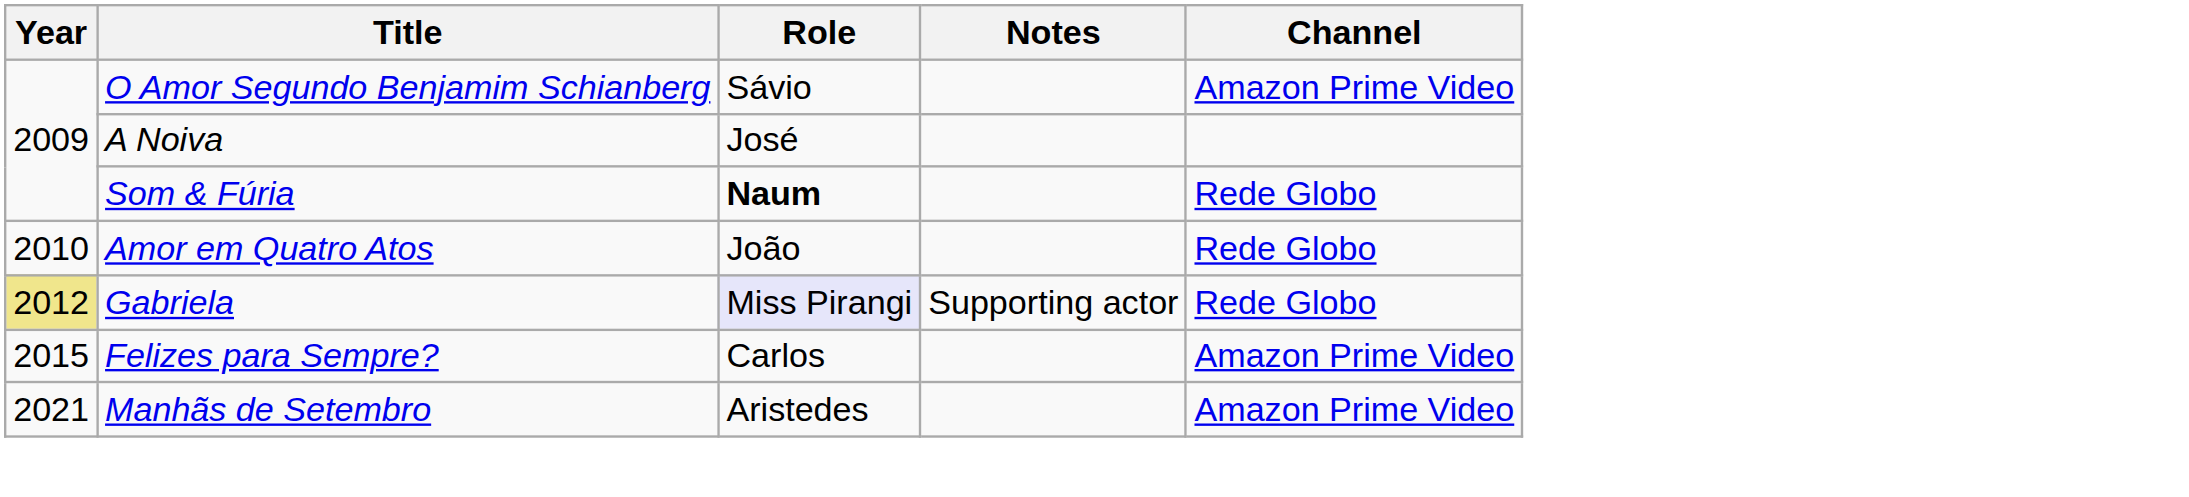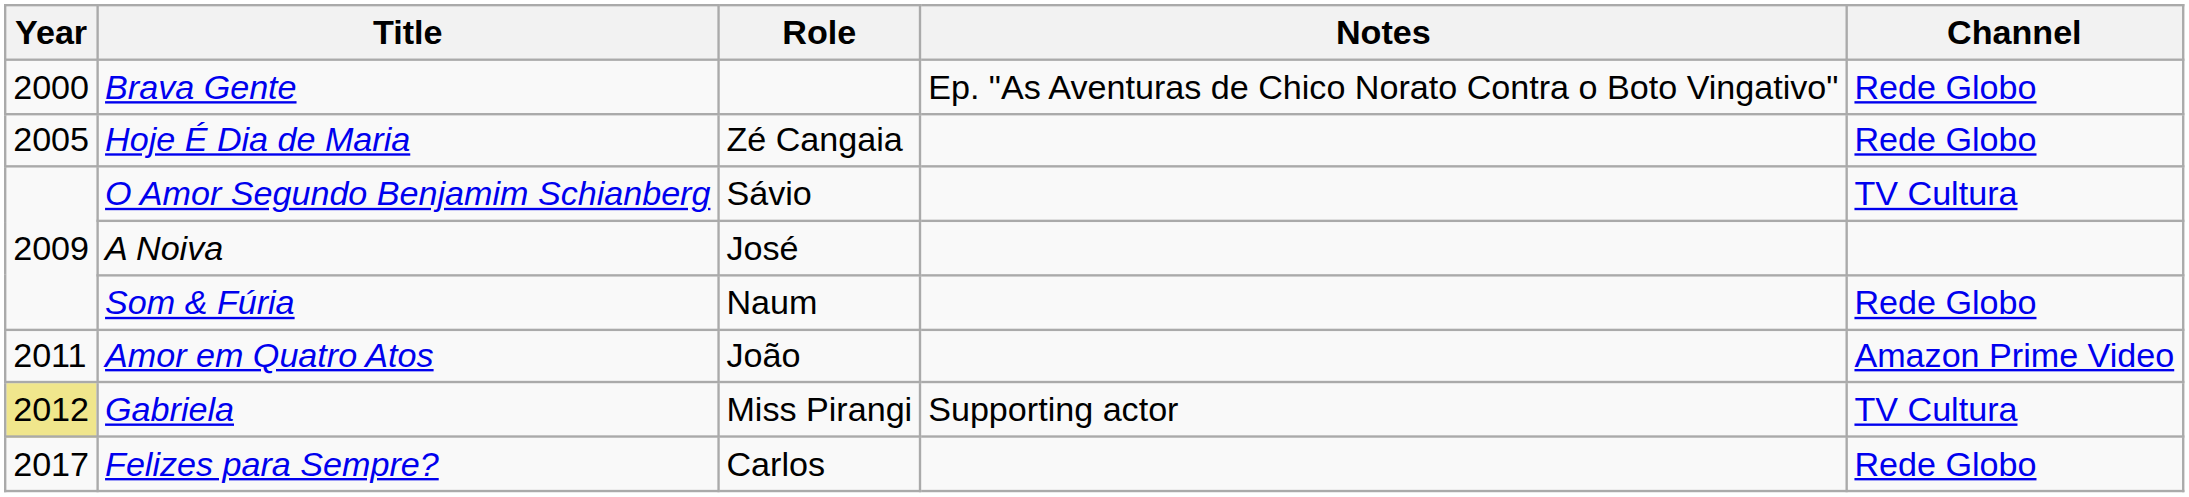+ row: (201, 86)
+ row: (258, 140)
(1354, 86) Amazon Prime Video -> (1936, 194) TV Cultura
(774, 194) bold -> (772, 302) normal
(51, 248) 2010 -> (50, 356) 2011
(1286, 248) Rede Globo -> (2014, 356) Amazon Prime Video
(819, 302) lavender background -> (819, 410) no background
(1286, 302) Rede Globo -> (1936, 410) TV Cultura
(51, 356) 2015 -> (51, 464) 2017
(1354, 356) Amazon Prime Video -> (1945, 464) Rede Globo
- row: (268, 410)
